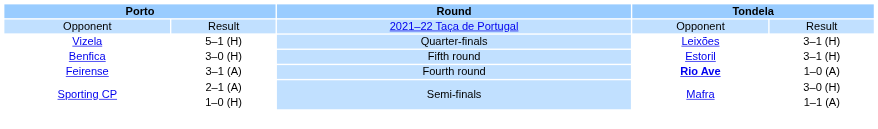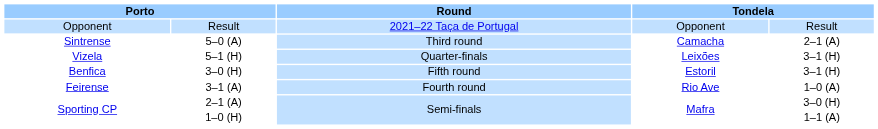+ row: (224, 41)
(700, 72) bold -> (700, 87) normal
